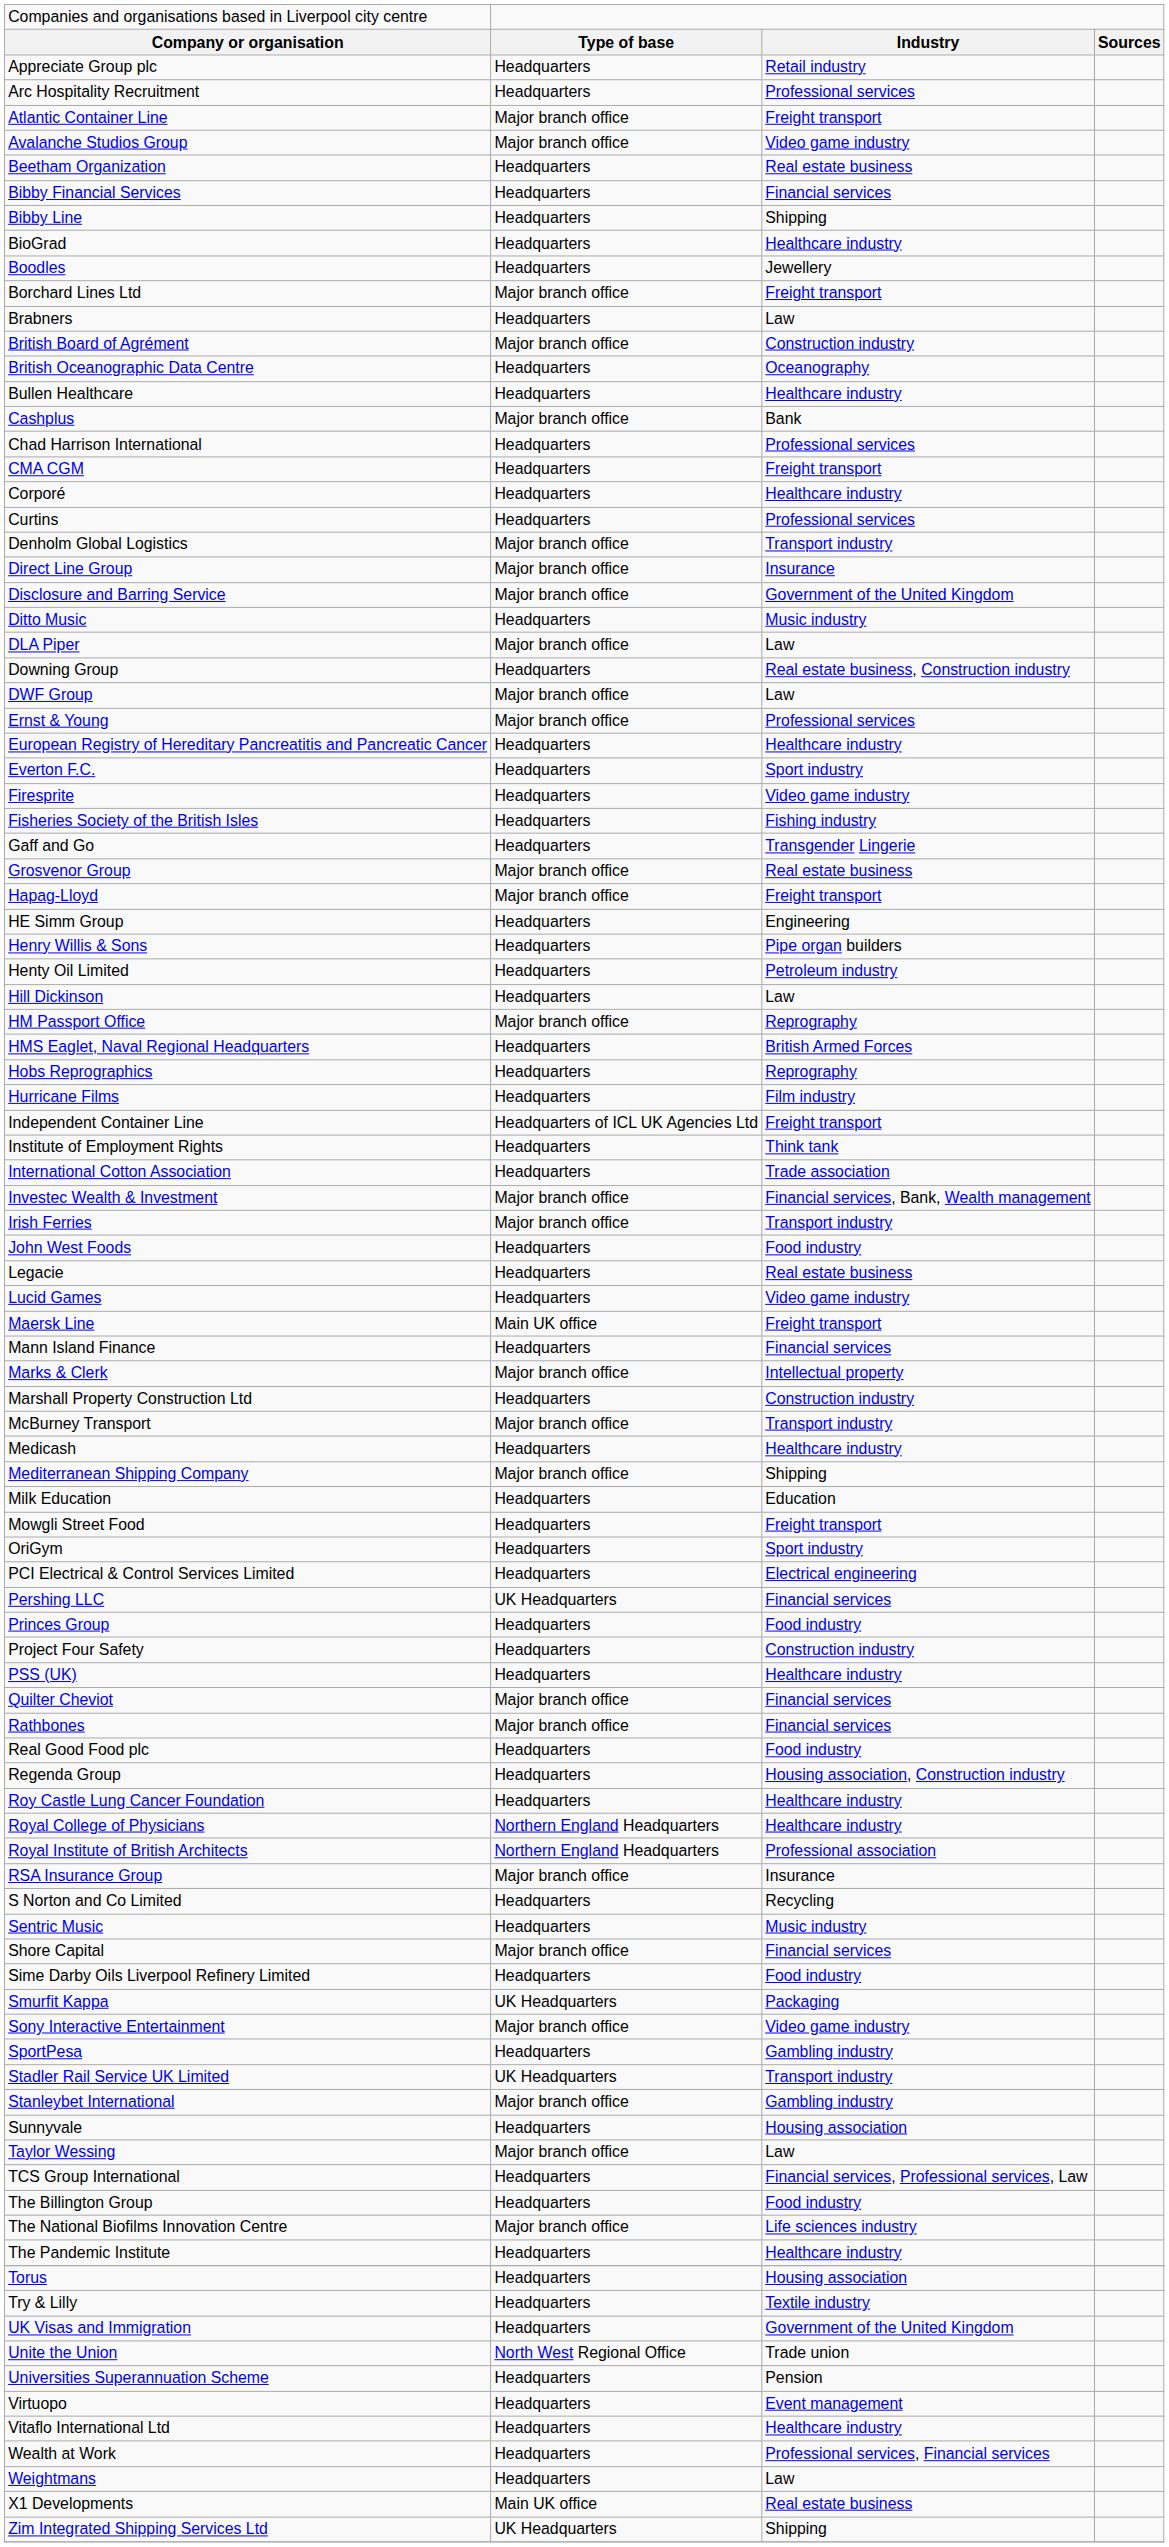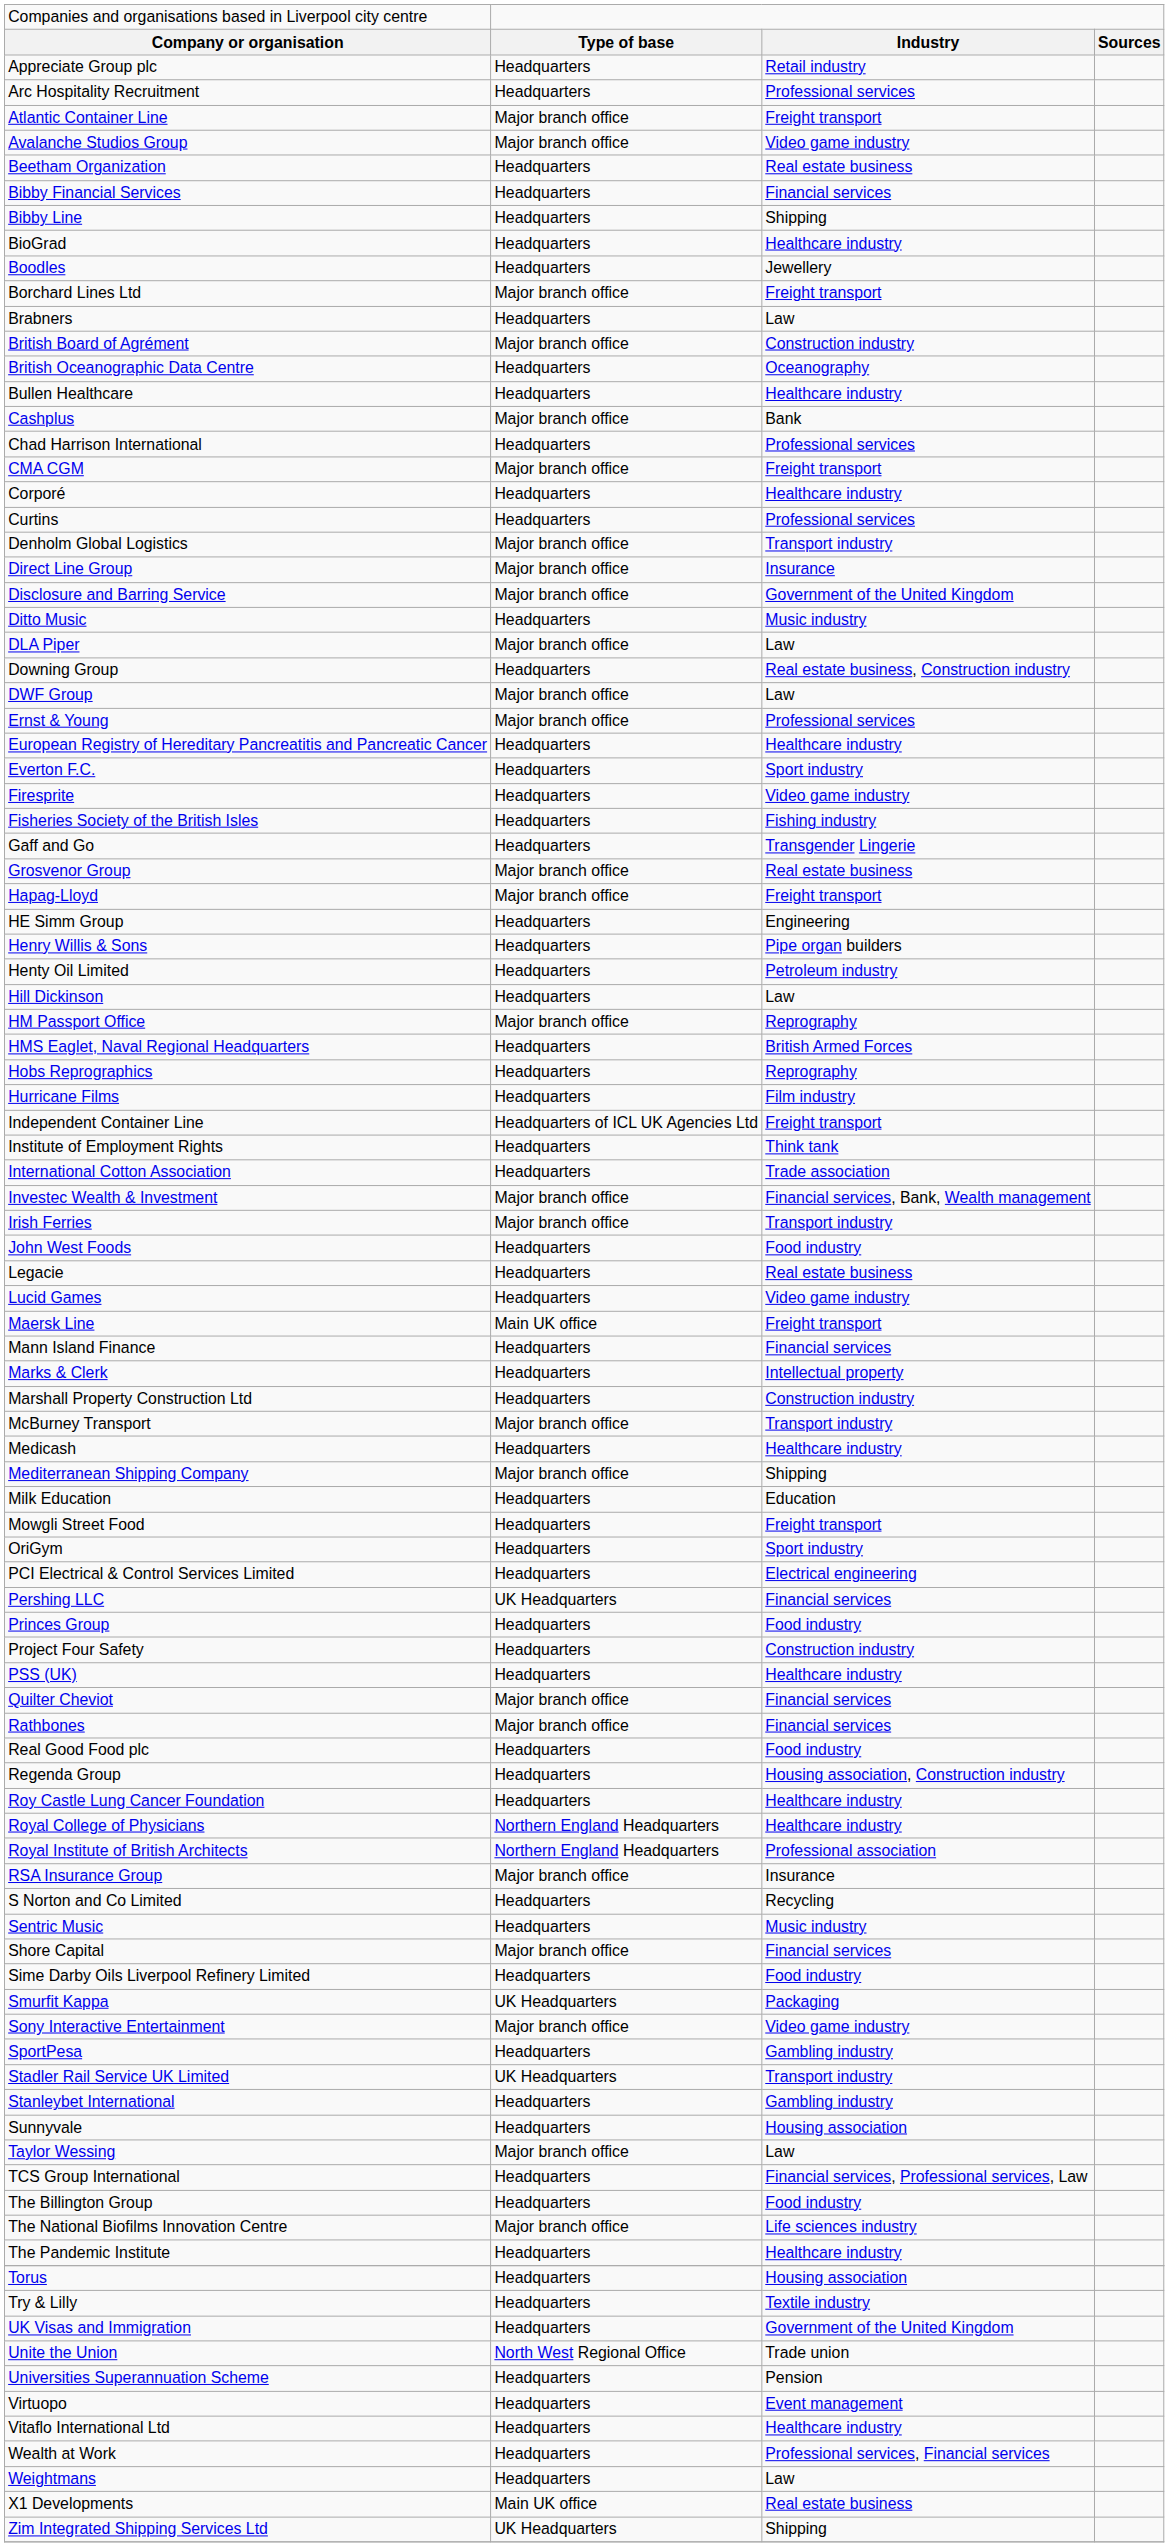(542, 469) Headquarters -> (562, 469) Major branch office
(562, 1373) Major branch office -> (542, 1373) Headquarters
(562, 2102) Major branch office -> (542, 2102) Headquarters
